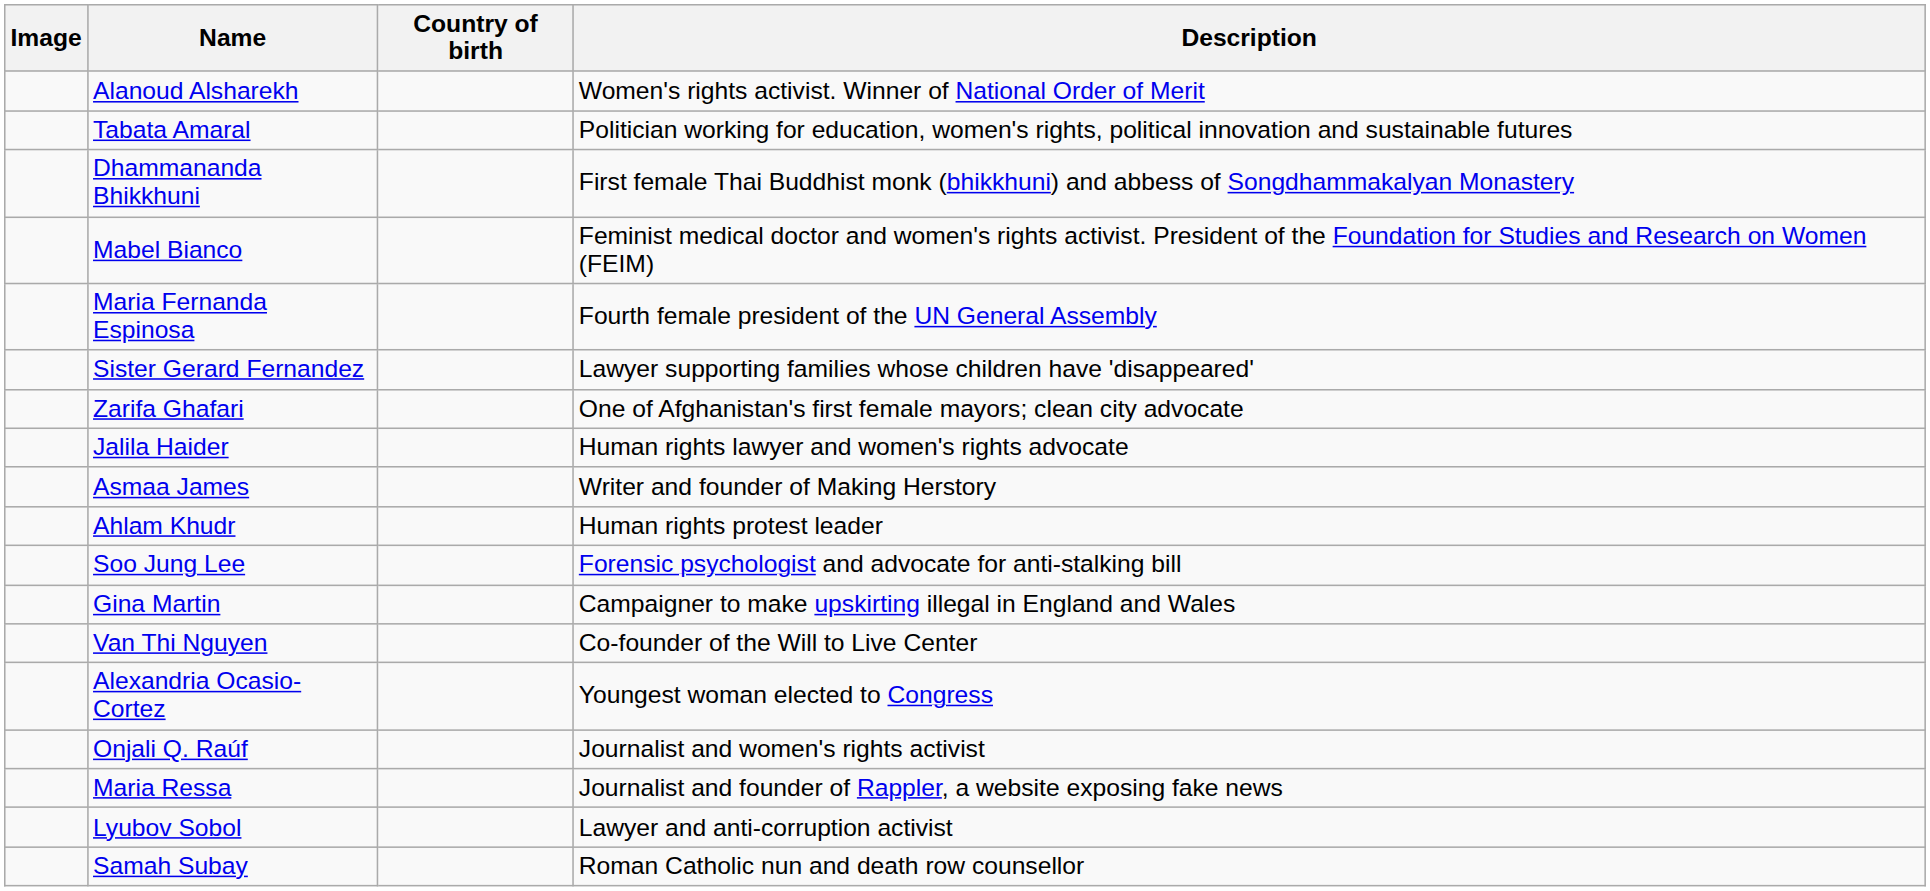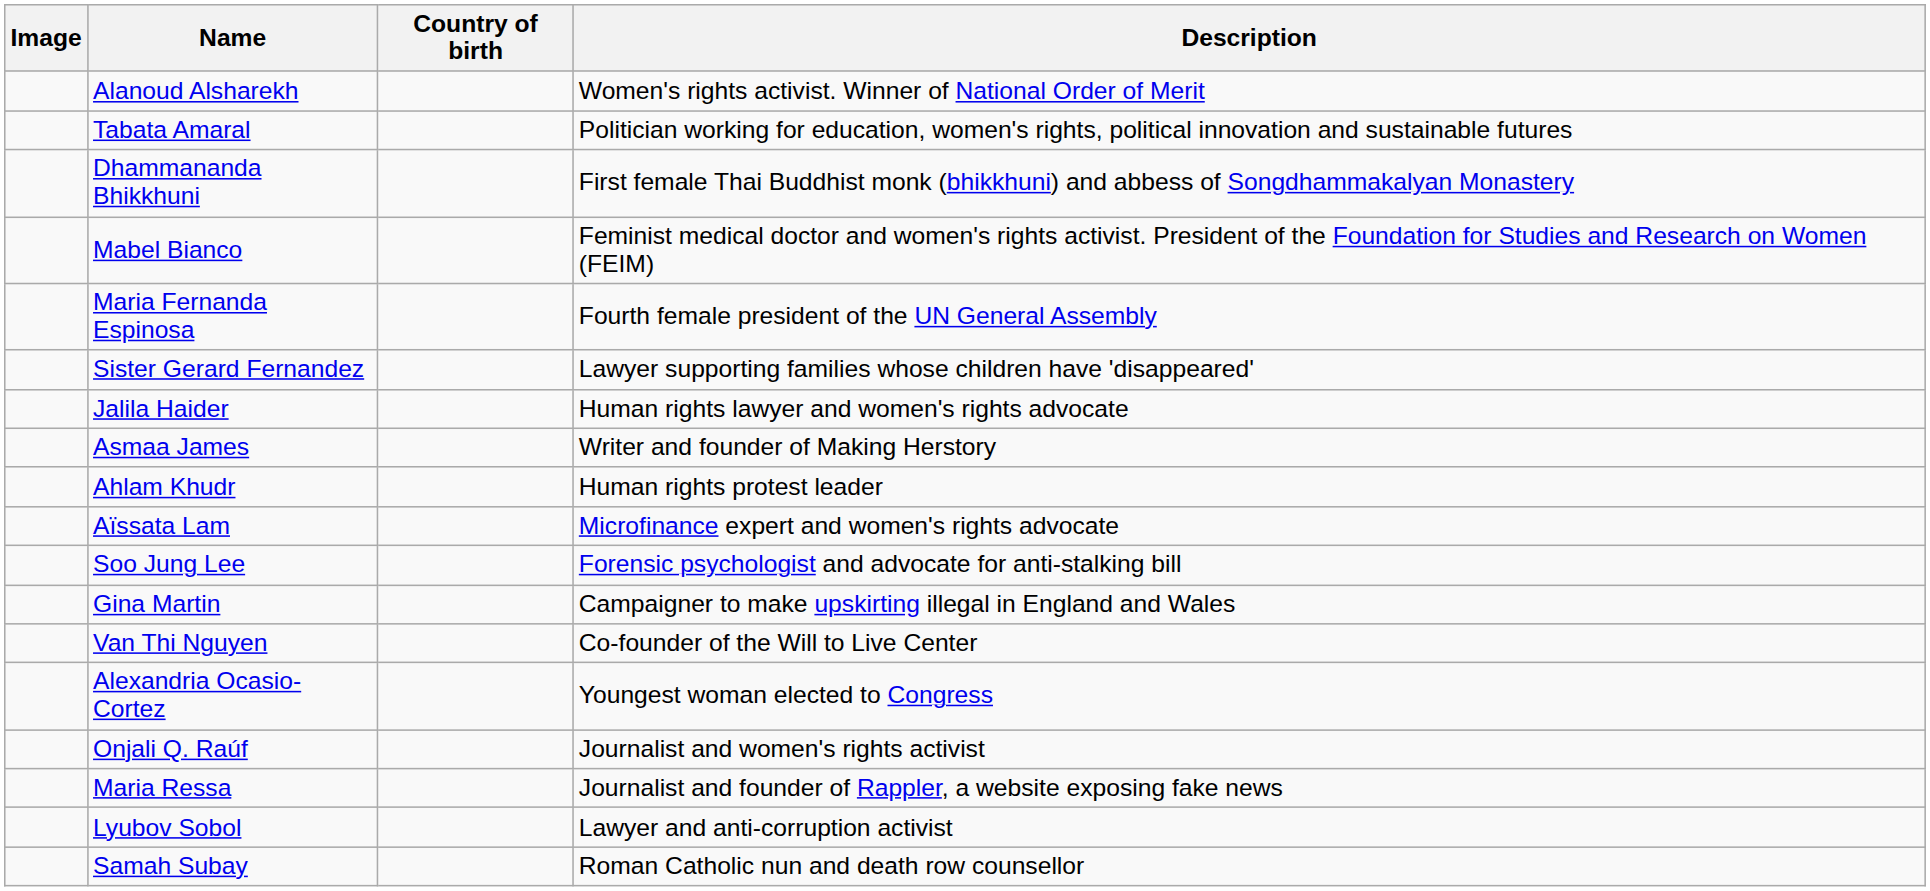- row: (168, 408)
+ row: (162, 525)
